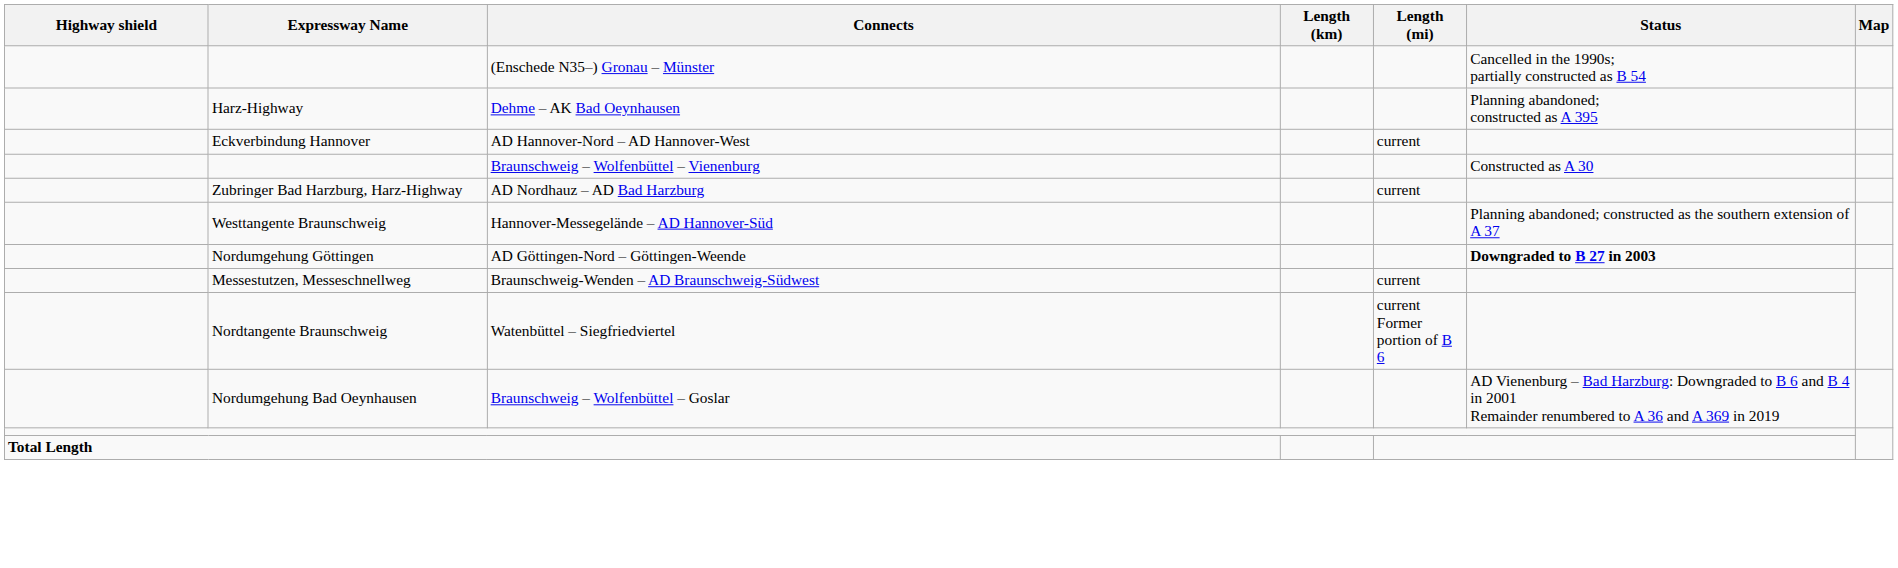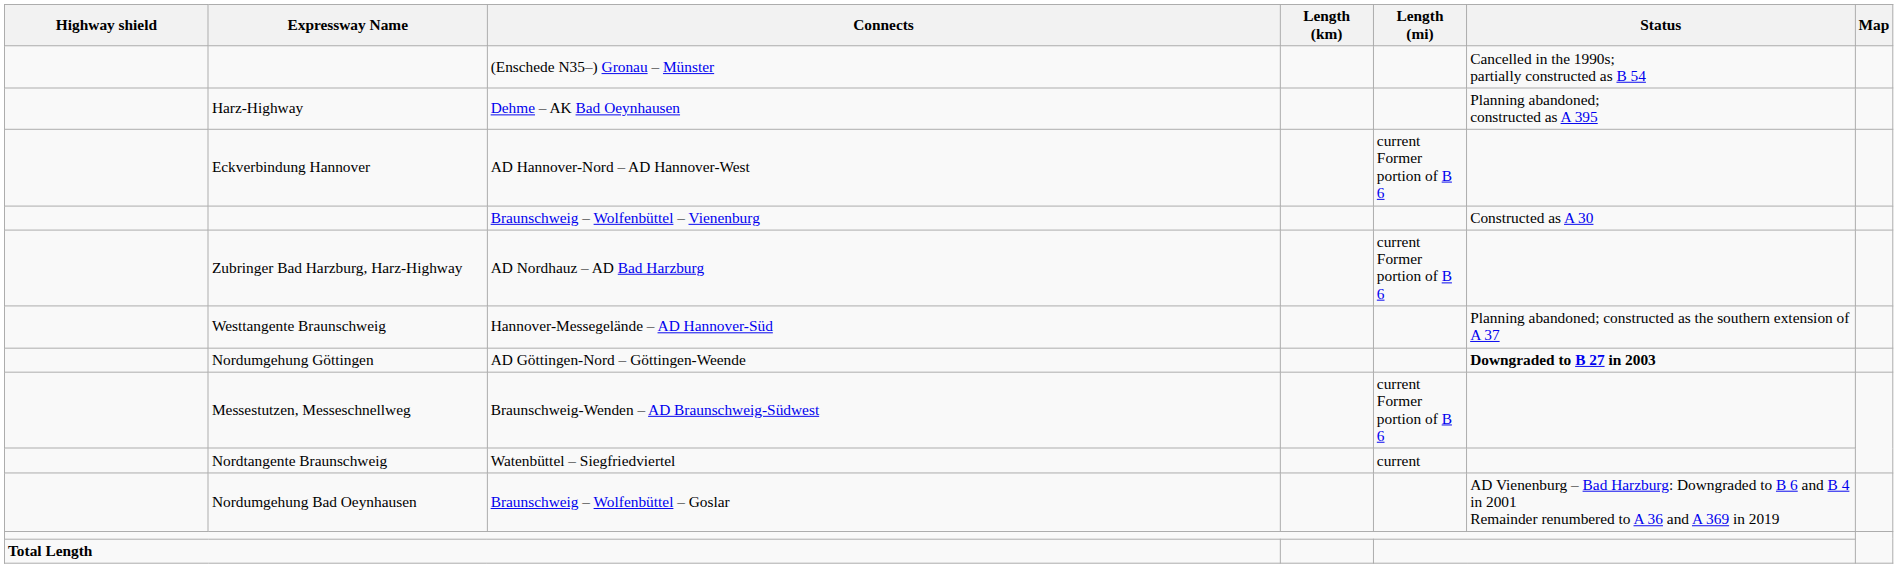(1399, 141) current -> (1414, 167) current Former portion of B 6
(1399, 190) current -> (1414, 268) current Former portion of B 6
(1399, 280) current -> (1414, 410) current Former portion of B 6
(1414, 330) current Former portion of B 6 -> (1399, 460) current
